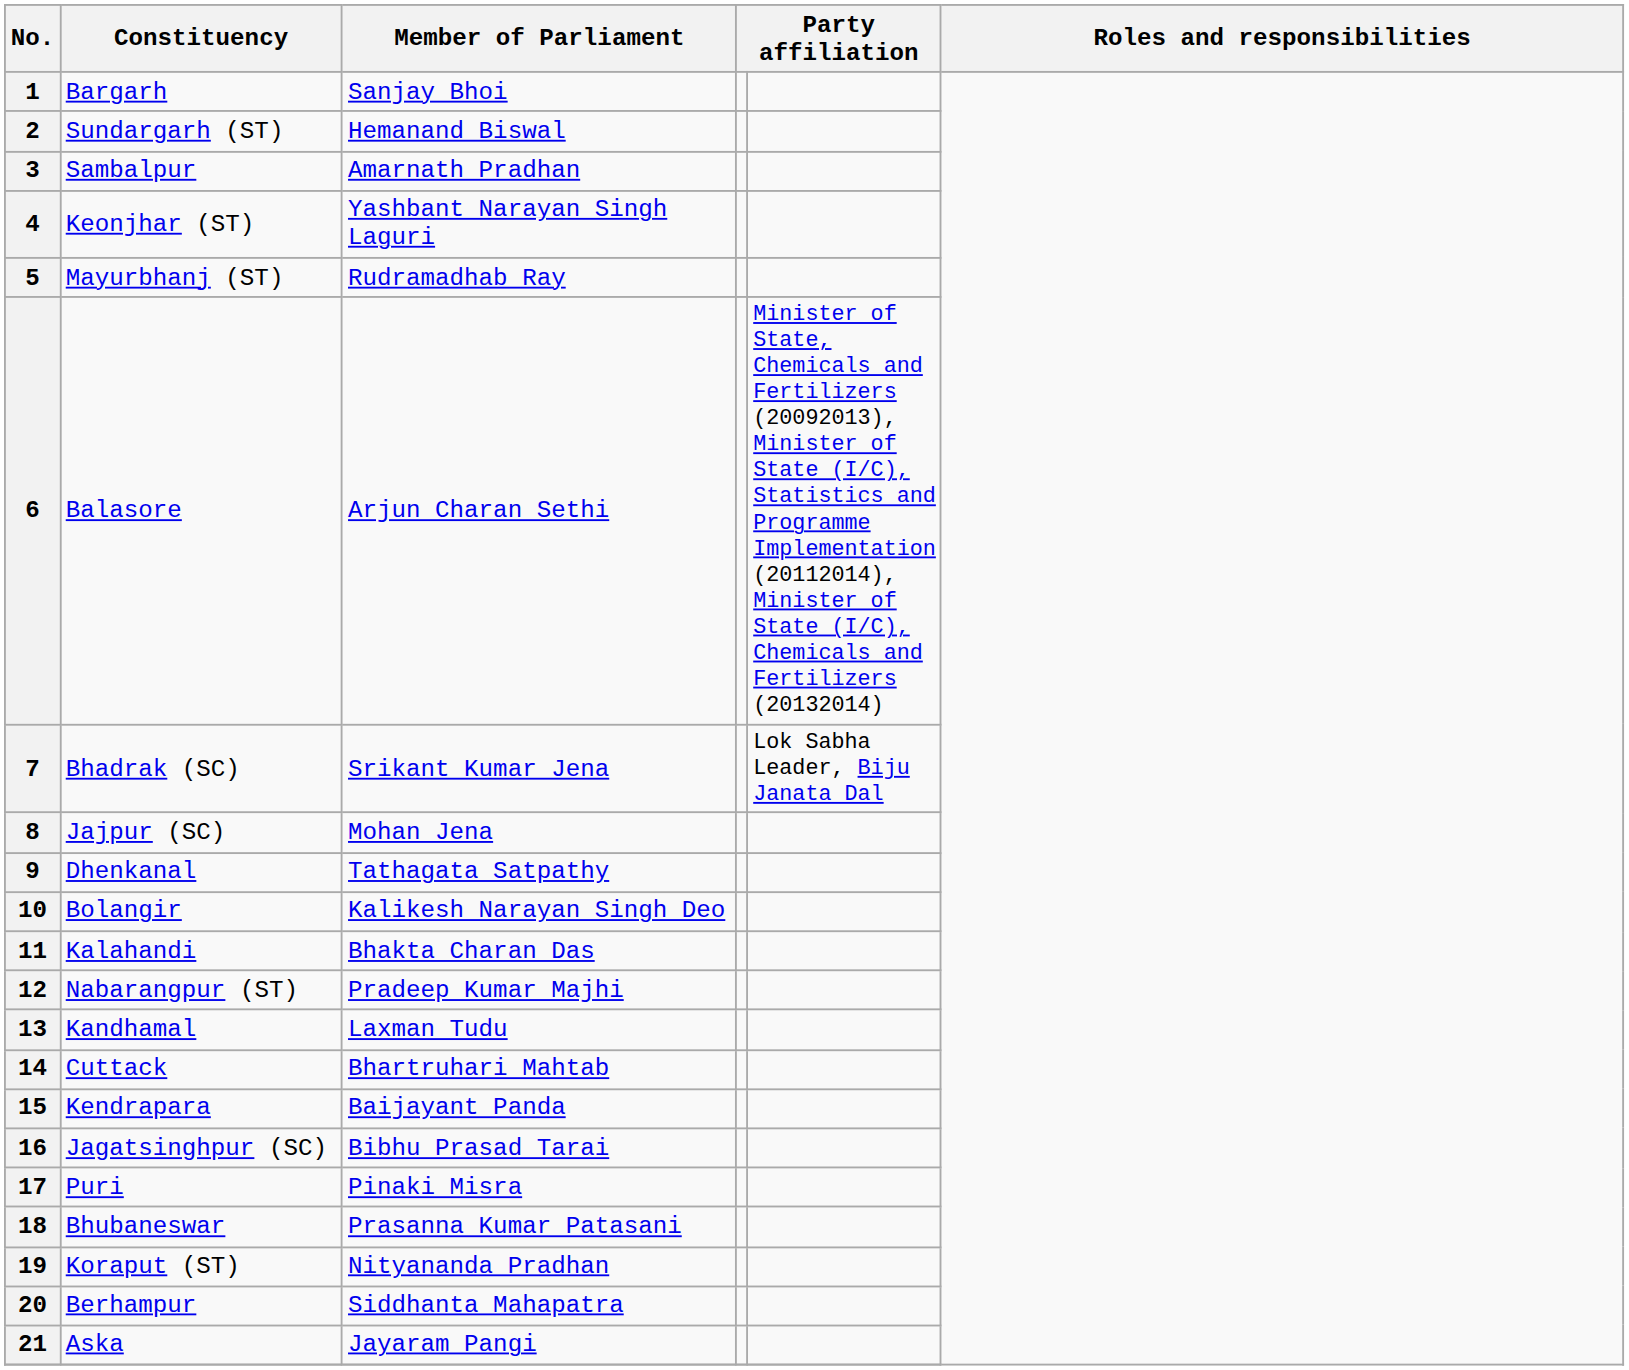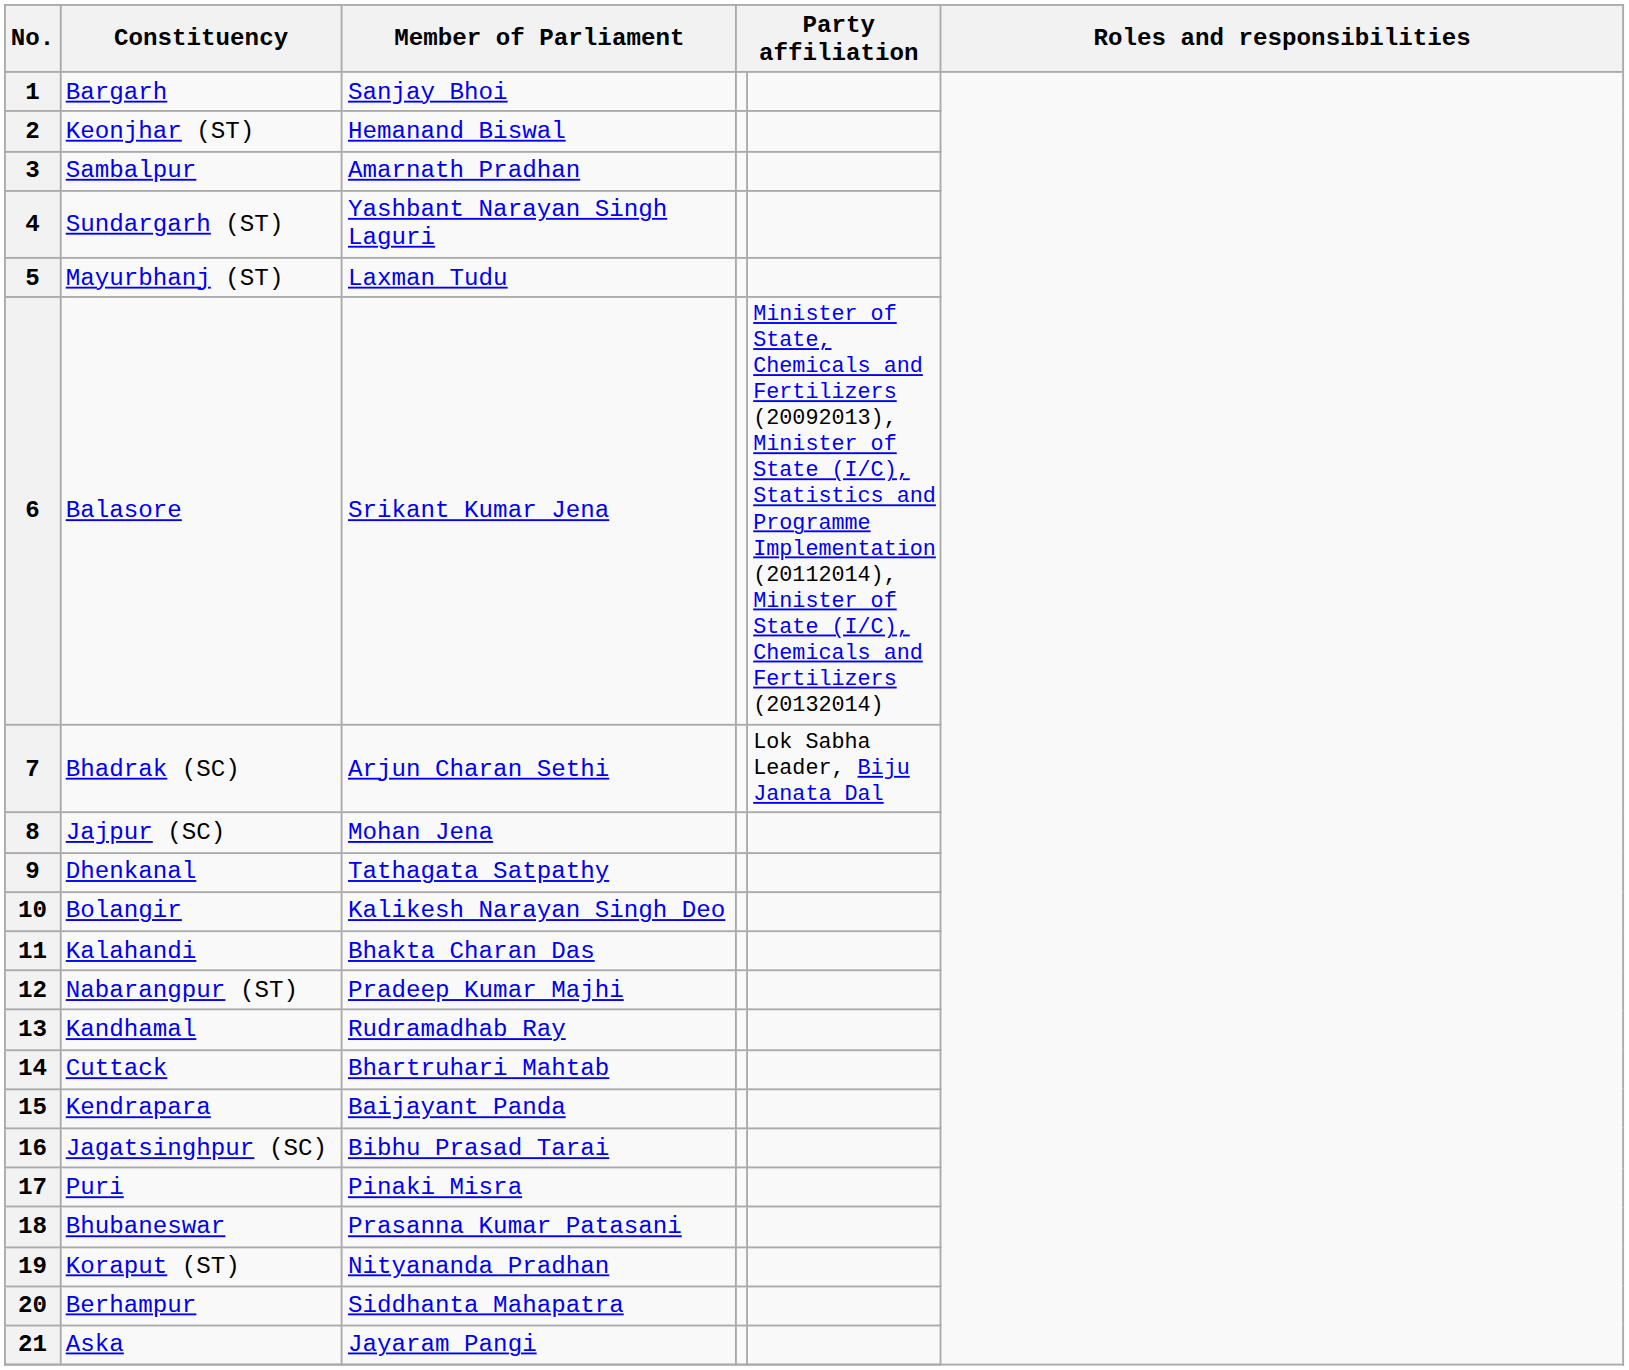(175, 131) Sundargarh (ST) -> (160, 131) Keonjhar (ST)
(160, 224) Keonjhar (ST) -> (175, 224) Sundargarh (ST)
(457, 277) Rudramadhab Ray -> (428, 277) Laxman Tudu
(479, 511) Arjun Charan Sethi -> (479, 511) Srikant Kumar Jena
(479, 769) Srikant Kumar Jena -> (479, 769) Arjun Charan Sethi
(428, 1030) Laxman Tudu -> (457, 1030) Rudramadhab Ray
